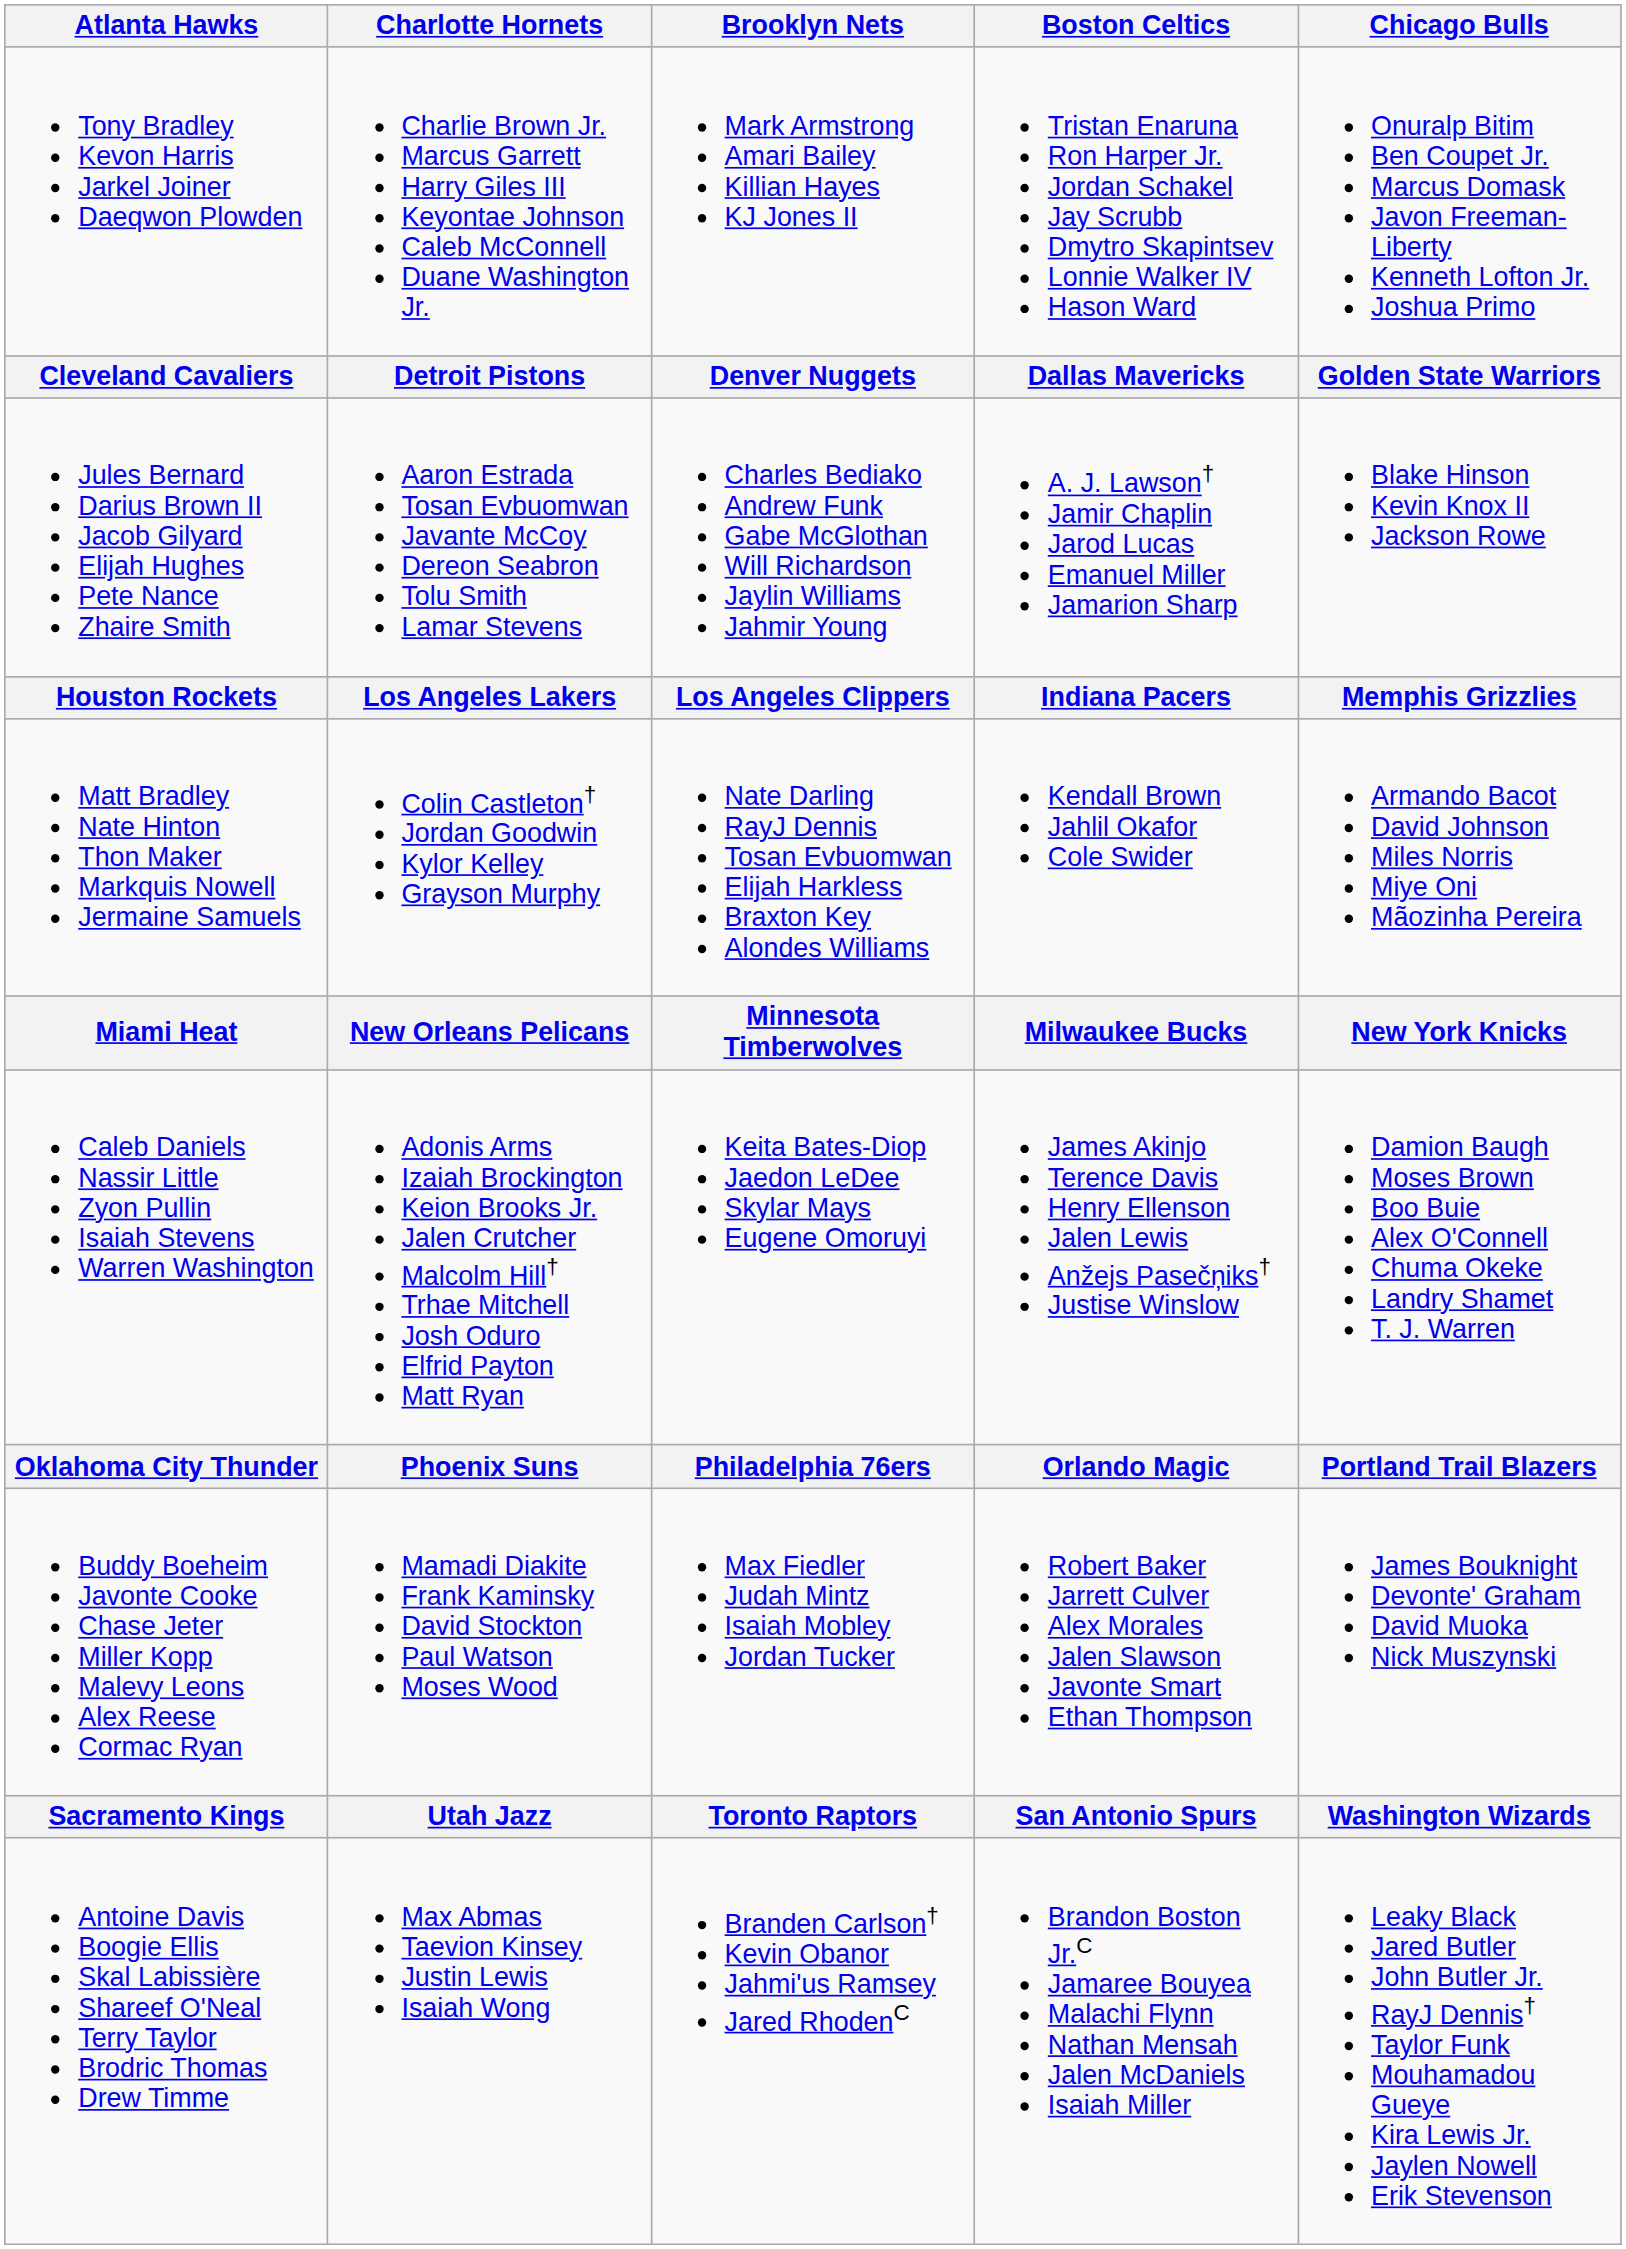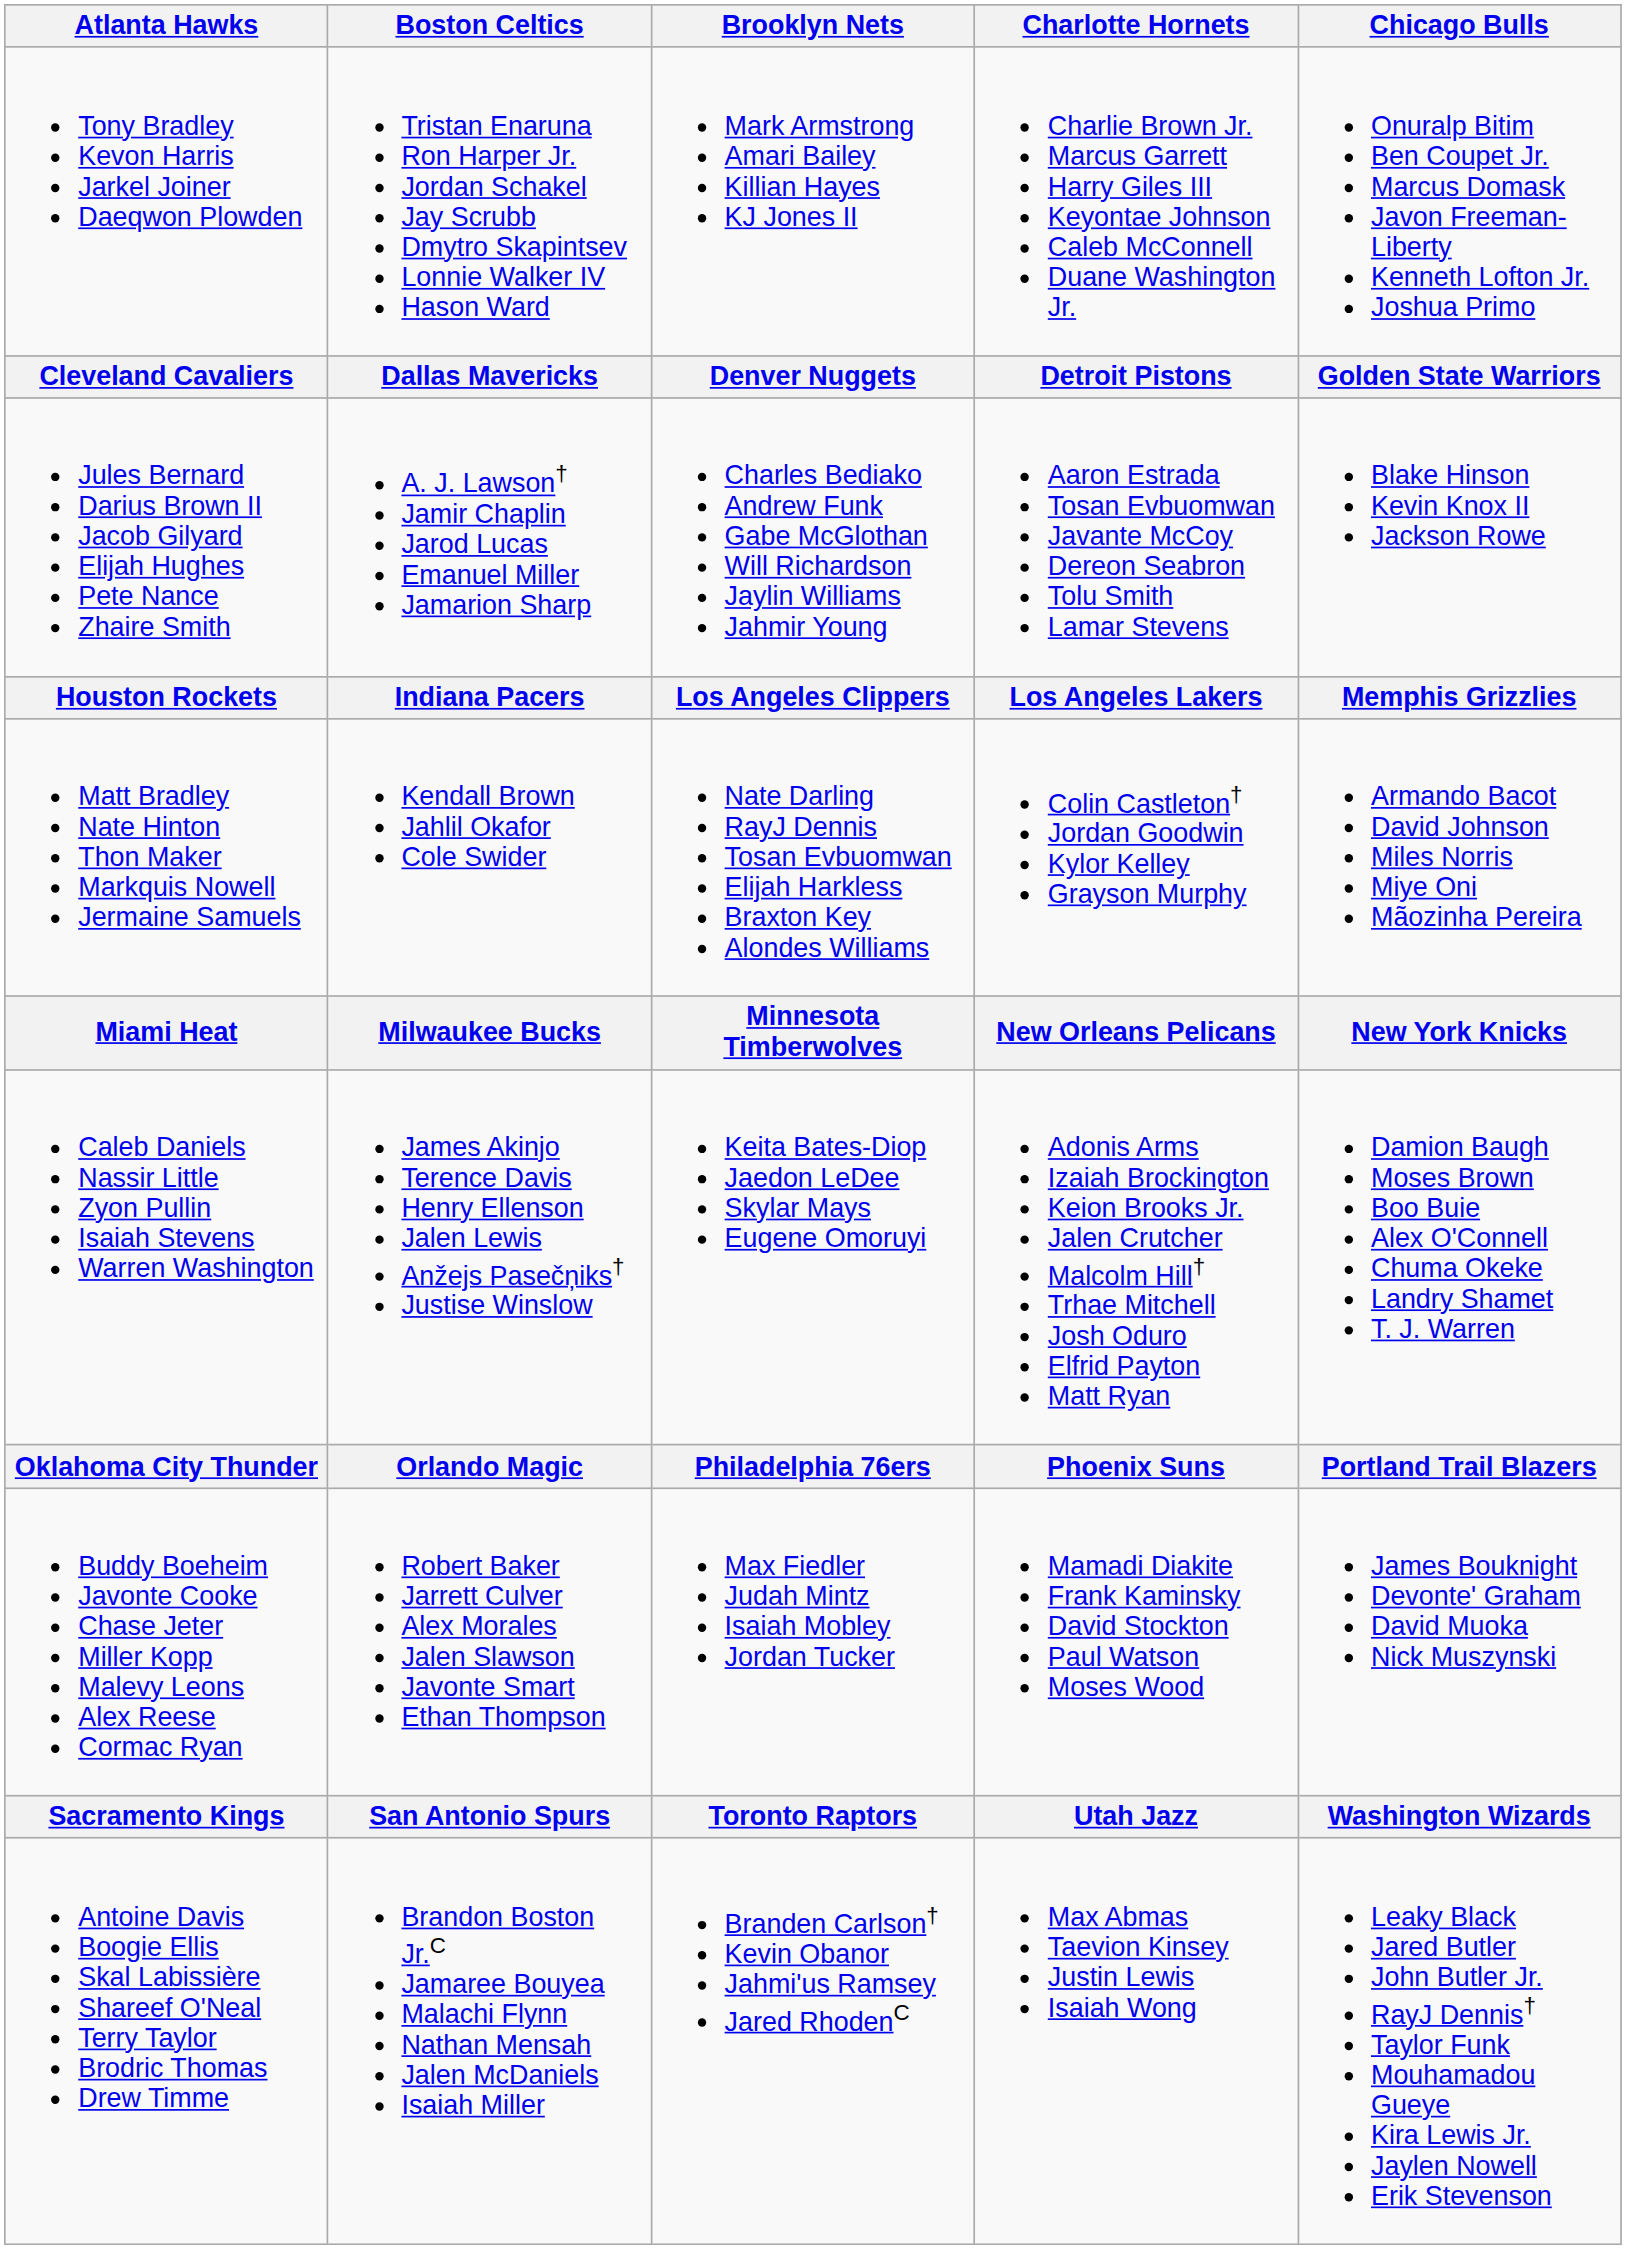columns swapped: (1136, 25) <-> (490, 25)
